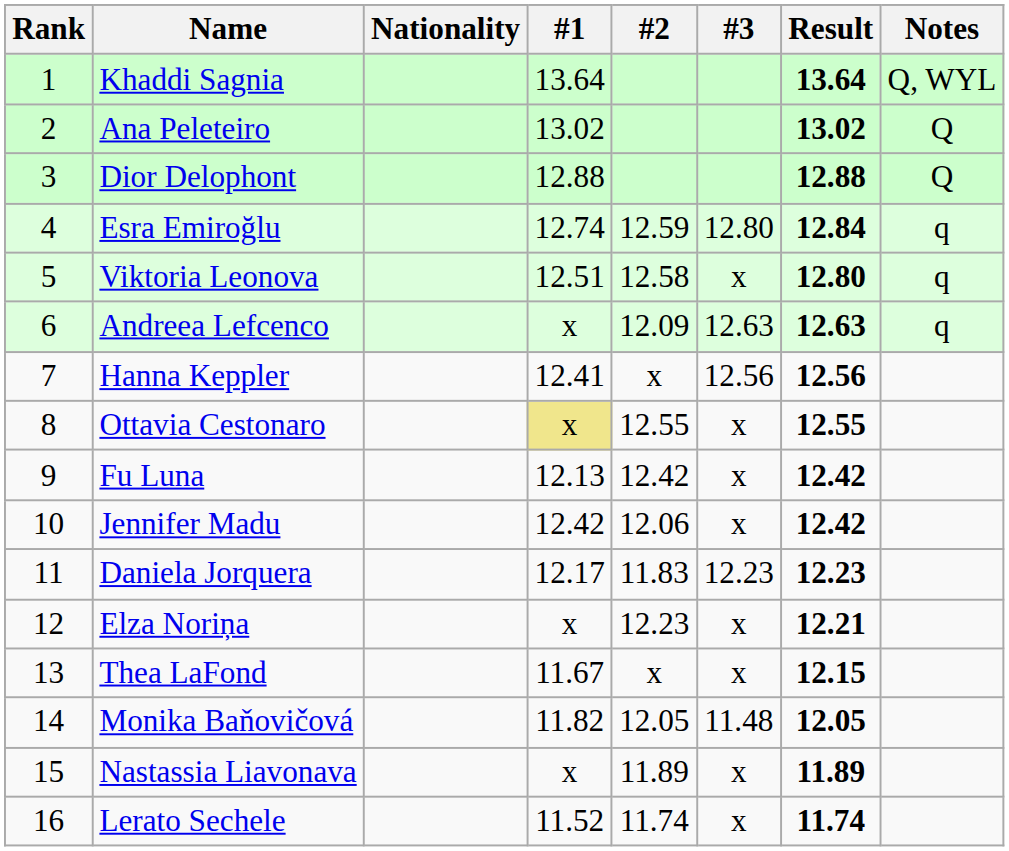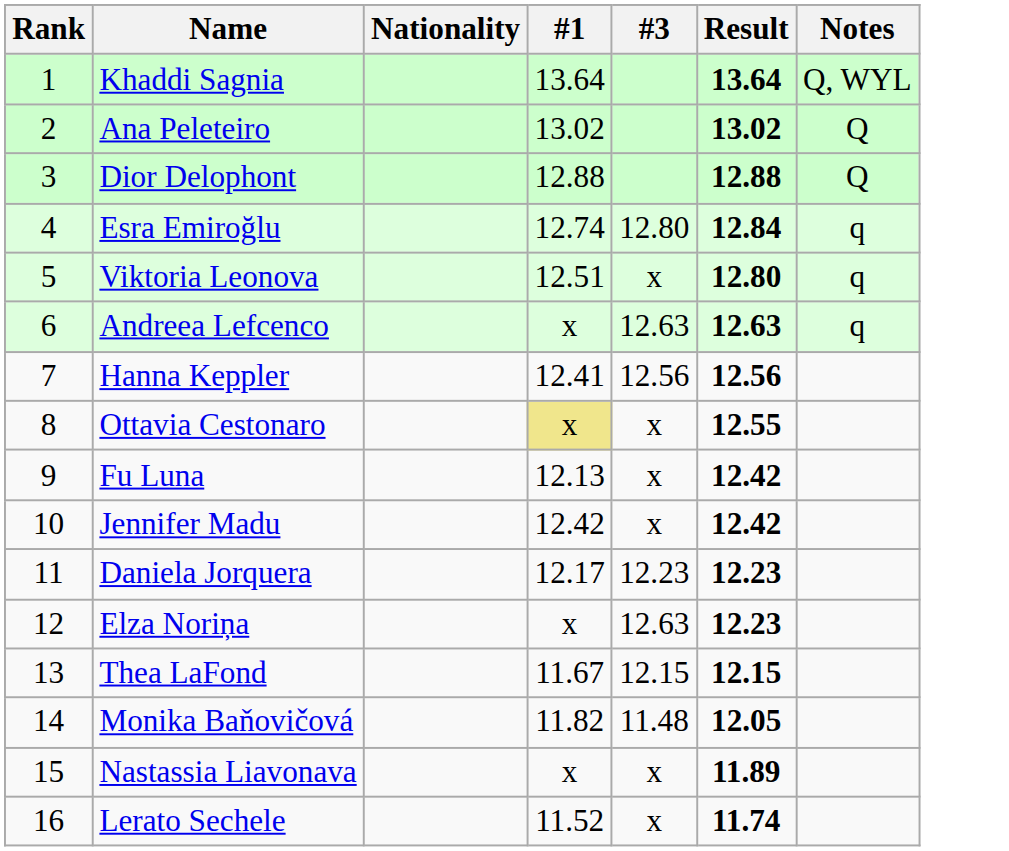- column: (654, 29)
(739, 623) x -> (654, 623) 12.63
(831, 623) 12.21 -> (746, 623) 12.23
(739, 672) x -> (654, 672) 12.15
